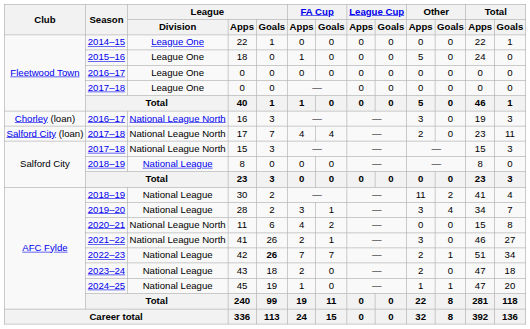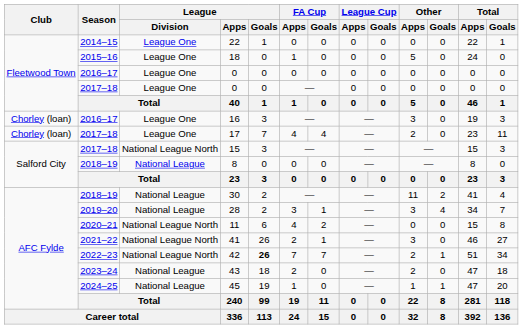(178, 118) National League North -> (170, 118) League One
(45, 133) Salford City (loan) -> (41, 133) Chorley (loan)
(178, 133) National League North -> (170, 133) League One
(178, 255) National League -> (170, 255) National League North
